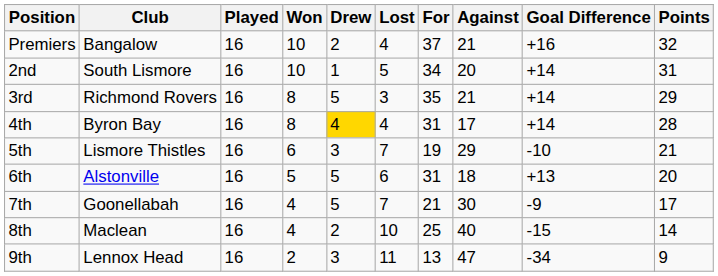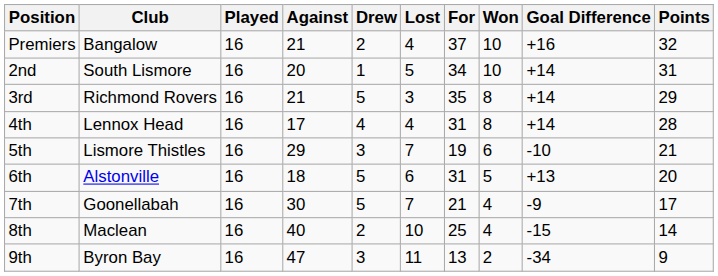columns swapped: (305, 17) <-> (488, 17)
(122, 124) Byron Bay -> (133, 124) Lennox Head
(335, 124) gold background -> (361, 124) no background
(133, 257) Lennox Head -> (122, 257) Byron Bay
